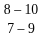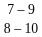rows swapped: (21, 9) <-> (21, 28)
